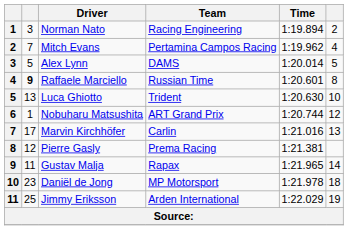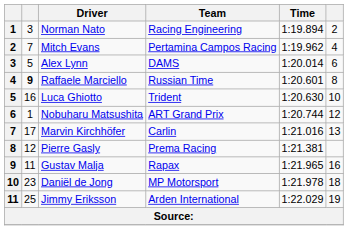(334, 63) 5 -> (334, 63) 6
(30, 97) 13 -> (30, 97) 16
(334, 165) 14 -> (334, 165) 16
